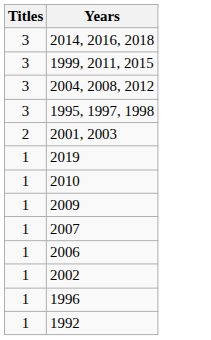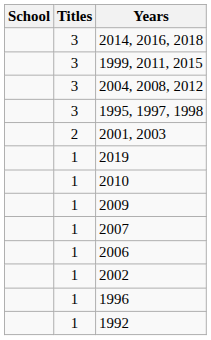+ column: (29, 16)
